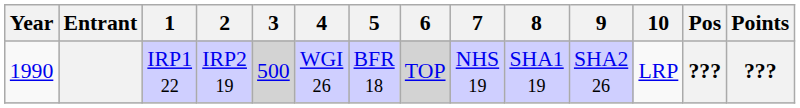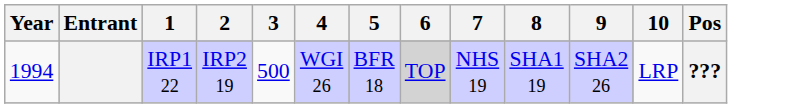- column: (760, 22)
(32, 71) 1990 -> (32, 71) 1994
(273, 71) lightgrey background -> (273, 71) no background
